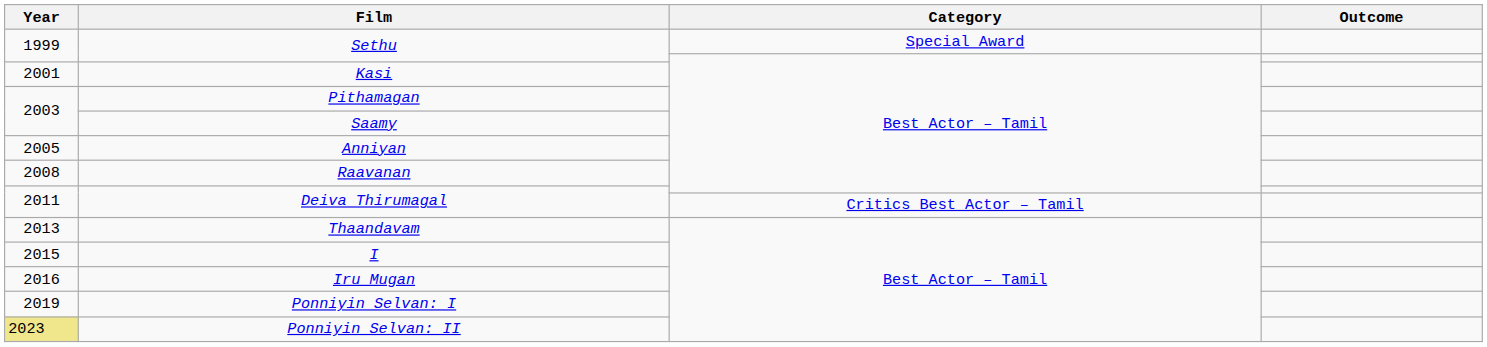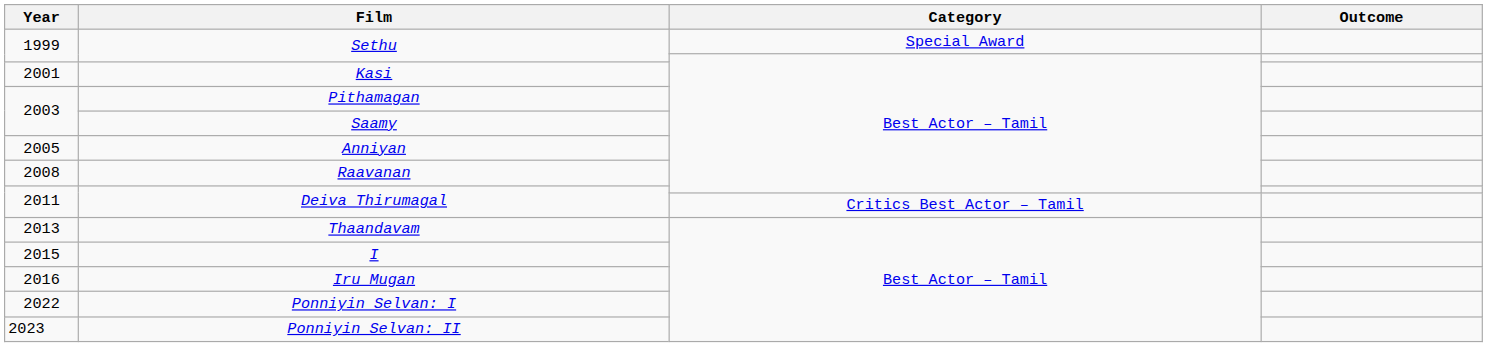(42, 304) 2019 -> (42, 304) 2022
(26, 329) khaki background -> (26, 329) no background
